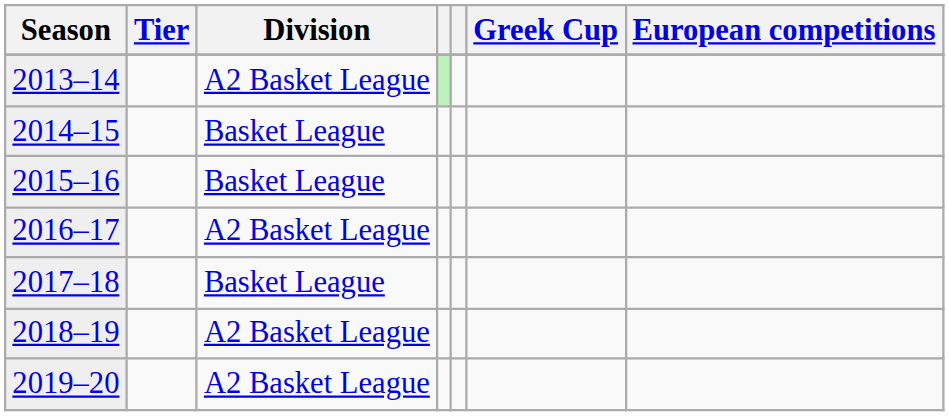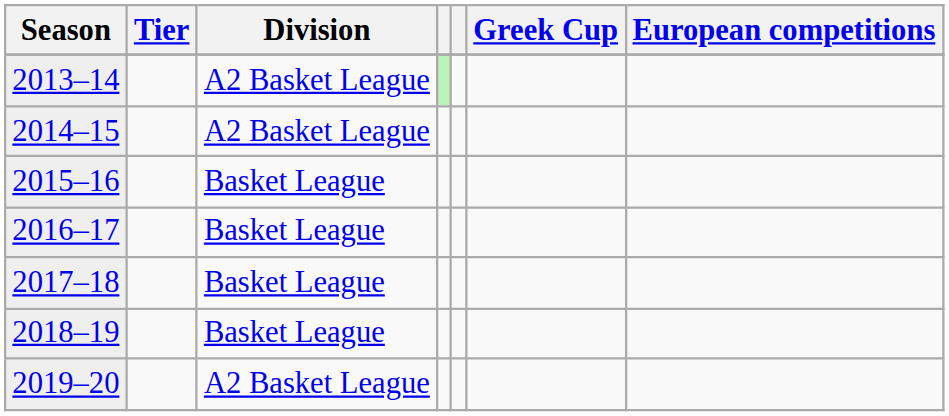(294, 130) Basket League -> (317, 130) A2 Basket League
(317, 231) A2 Basket League -> (294, 231) Basket League
(317, 332) A2 Basket League -> (294, 332) Basket League
